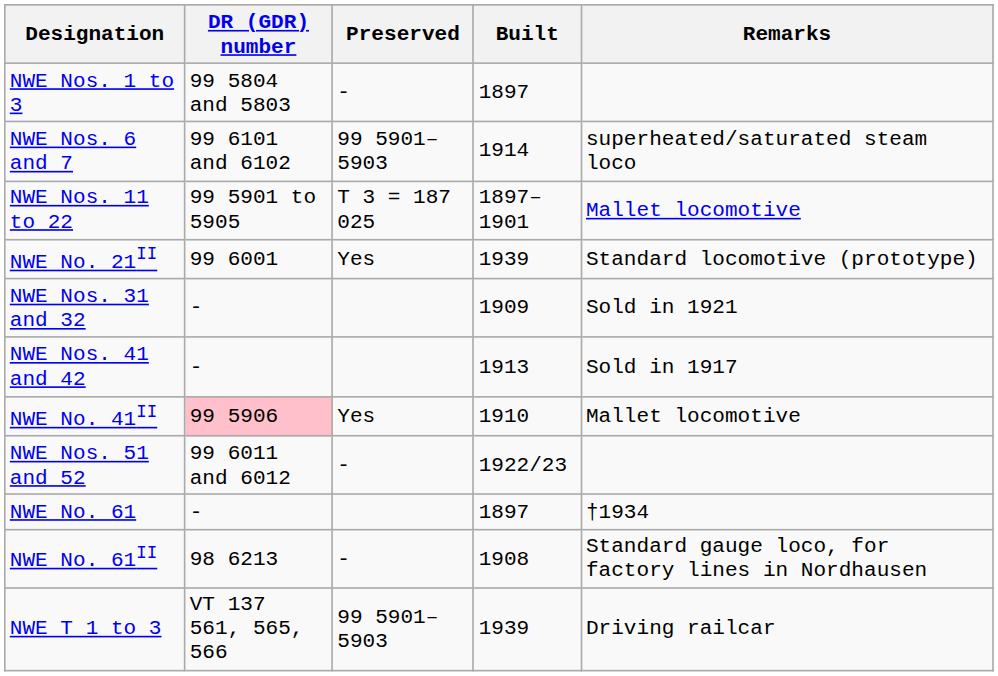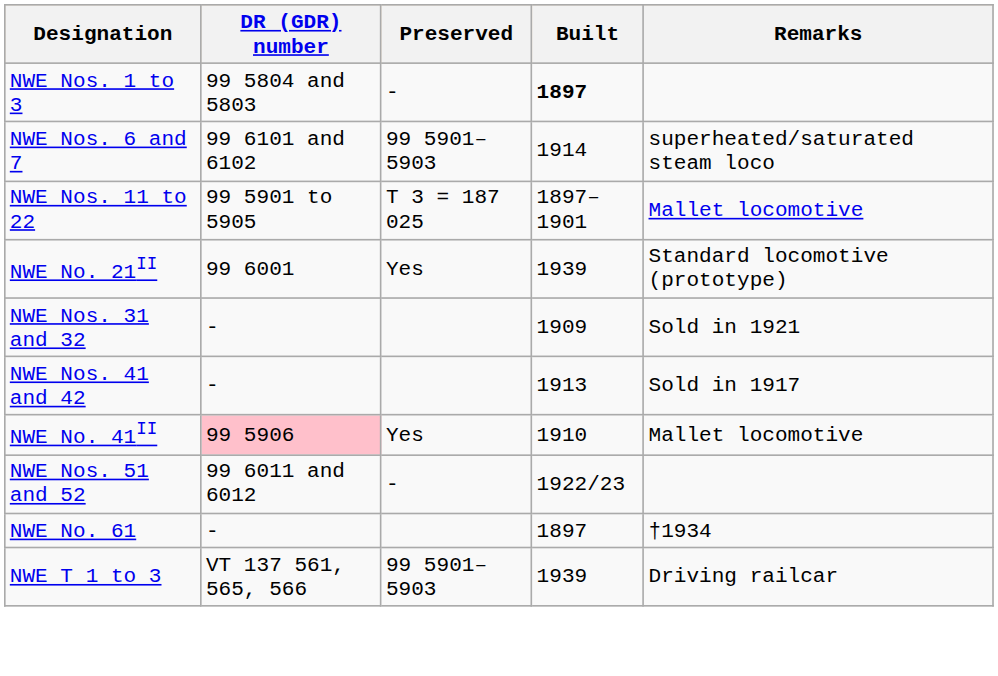(504, 93) normal -> (562, 93) bold
- row: (84, 558)
